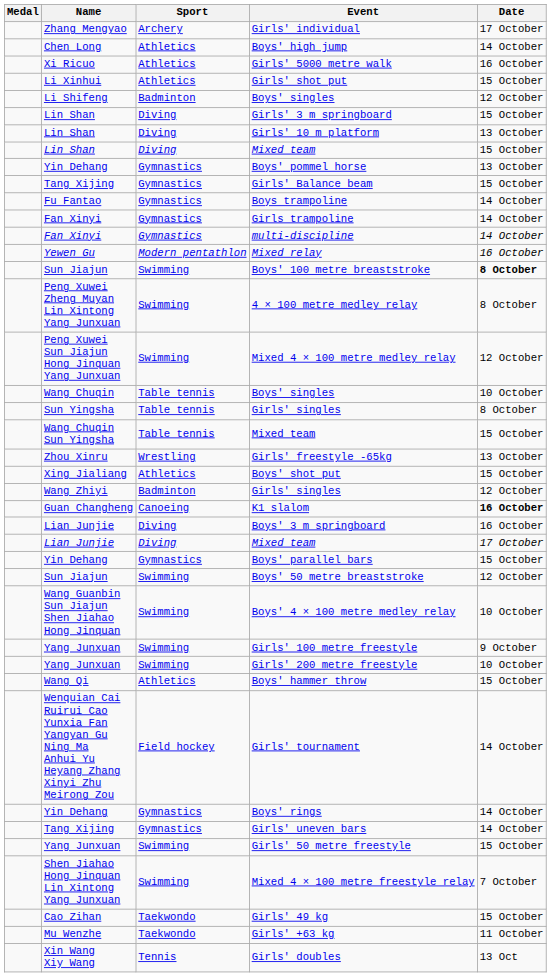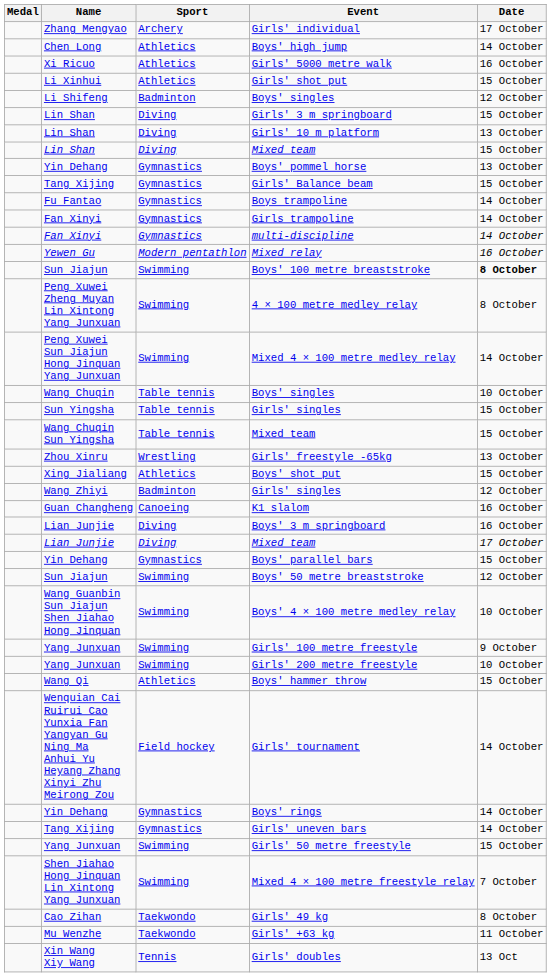(512, 359) 12 October -> (512, 359) 14 October
(508, 411) 8 October -> (512, 411) 15 October
(512, 509) bold -> (512, 509) normal
(512, 918) 15 October -> (508, 918) 8 October
